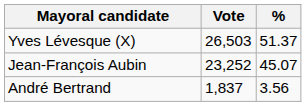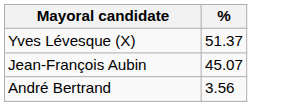- column: (229, 16)
